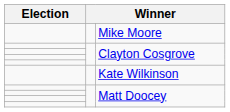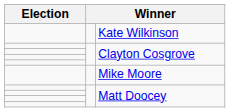rows swapped: (45, 33) <-> (45, 75)
